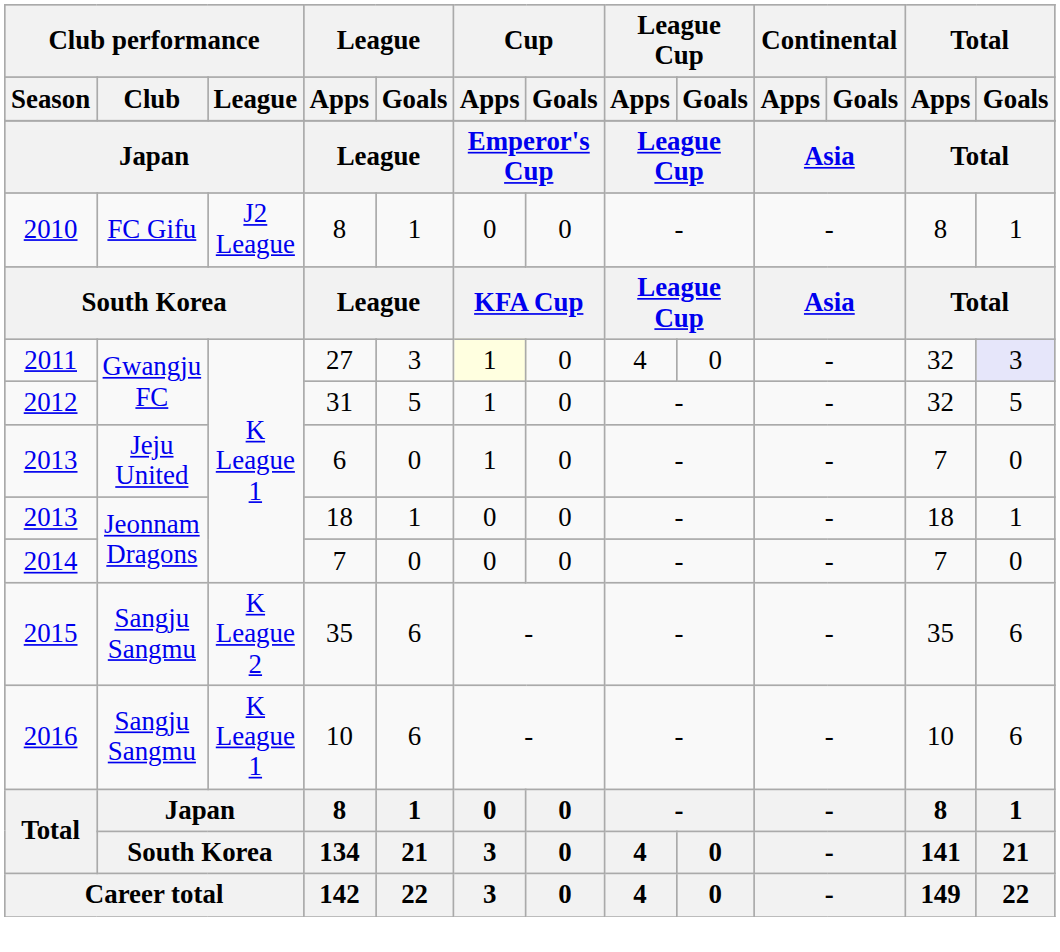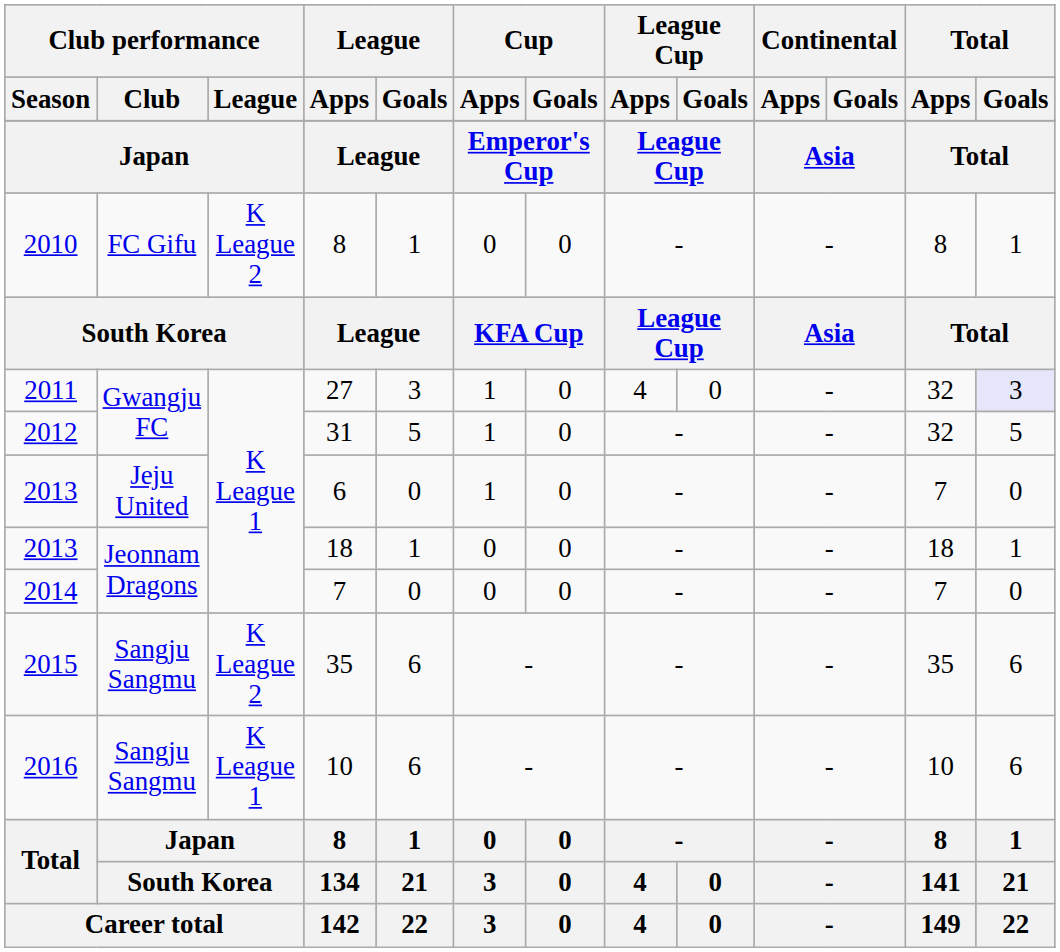(255, 229) J2 League -> (255, 244) K League 2
(490, 359) lightyellow background -> (490, 390) no background
